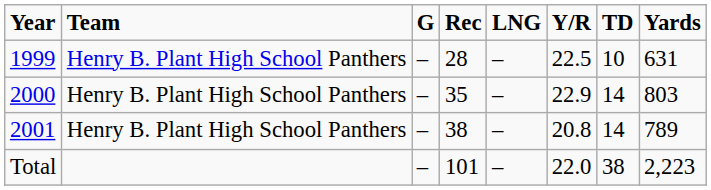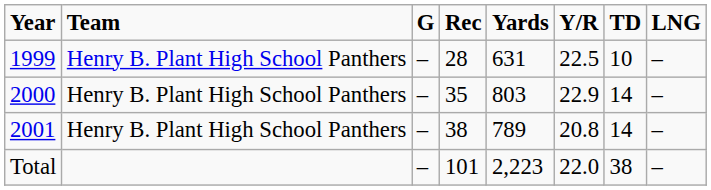columns swapped: (672, 22) <-> (517, 22)
